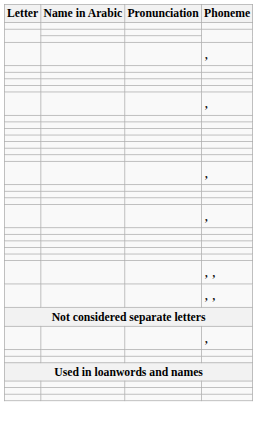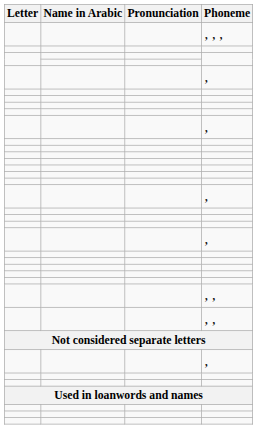+ row: (23, 35)
